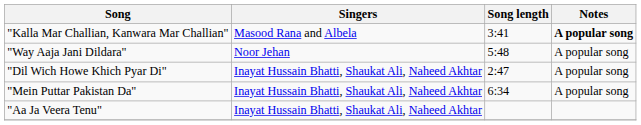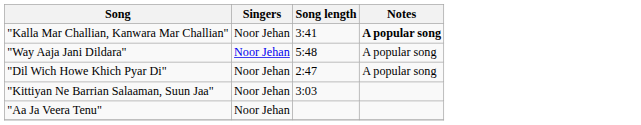(295, 33) Masood Rana and Albela -> (262, 33) Noor Jehan
(358, 71) Inayat Hussain Bhatti, Shaukat Ali, Naheed Akhtar -> (262, 71) Noor Jehan
+ row: (110, 91)
- row: (72, 91)
(358, 110) Inayat Hussain Bhatti, Shaukat Ali, Naheed Akhtar -> (262, 110) Noor Jehan
